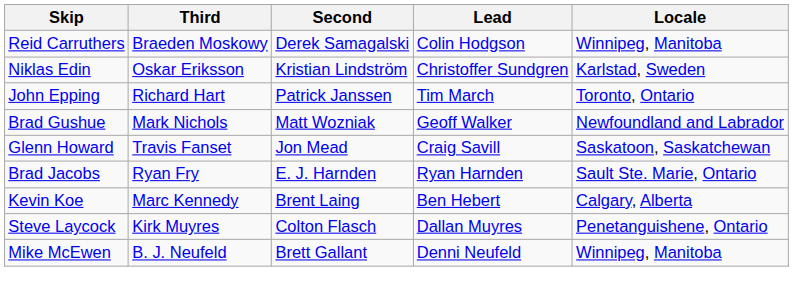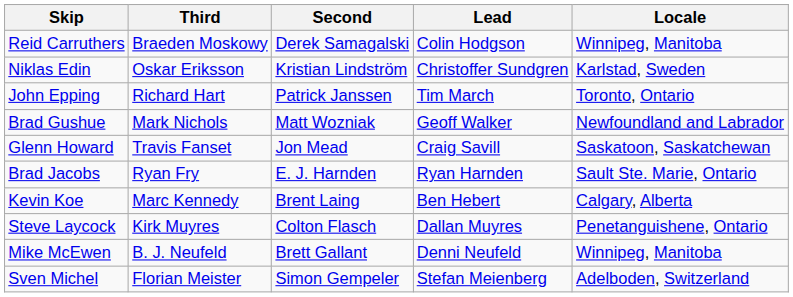+ row: (53, 278)
